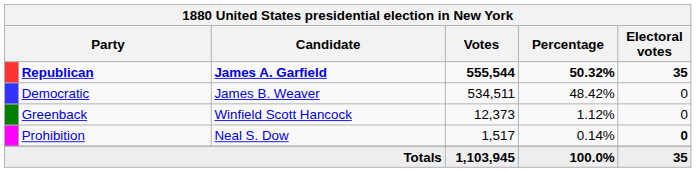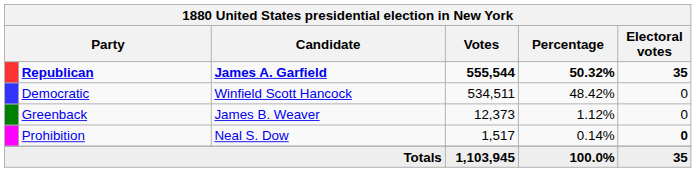(267, 94) James B. Weaver -> (283, 94) Winfield Scott Hancock
(283, 115) Winfield Scott Hancock -> (267, 115) James B. Weaver
